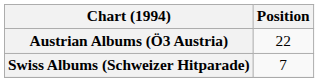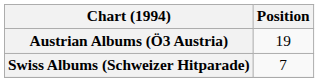(283, 41) 22 -> (283, 41) 19
